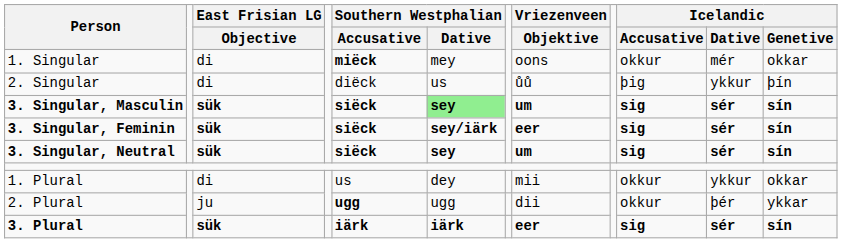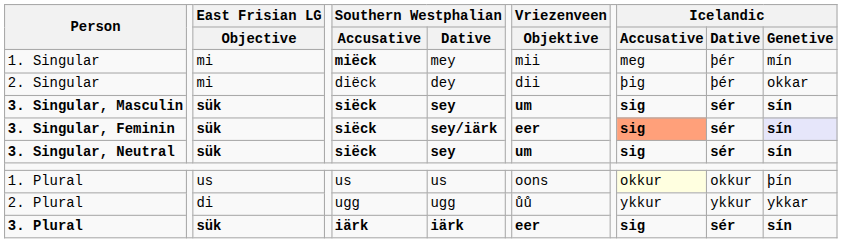(205, 61) di -> (205, 61) mi
(532, 61) oons -> (528, 61) mii
(641, 61) okkur -> (633, 61) meg
(723, 61) mér -> (723, 61) þér
(788, 61) okkar -> (779, 61) mín
(205, 84) di -> (205, 84) mi
(439, 84) us -> (443, 84) dey
(523, 84) ůů -> (528, 84) dii
(731, 84) ykkur -> (723, 84) þér
(779, 84) þín -> (788, 84) okkar
(443, 107) lightgreen background -> (443, 107) no background
(633, 129) no background -> (633, 129) lightsalmon background
(779, 129) no background -> (779, 129) lavender background
(205, 181) di -> (205, 181) us
(443, 181) dey -> (439, 181) us
(528, 181) mii -> (532, 181) oons
(641, 181) no background -> (641, 181) lightyellow background
(731, 181) ykkur -> (731, 181) okkur
(788, 181) okkar -> (779, 181) þín
(205, 204) ju -> (205, 204) di
(347, 204) bold -> (347, 204) normal
(528, 204) dii -> (523, 204) ůů
(641, 204) okkur -> (641, 204) ykkur
(723, 204) þér -> (731, 204) ykkur
